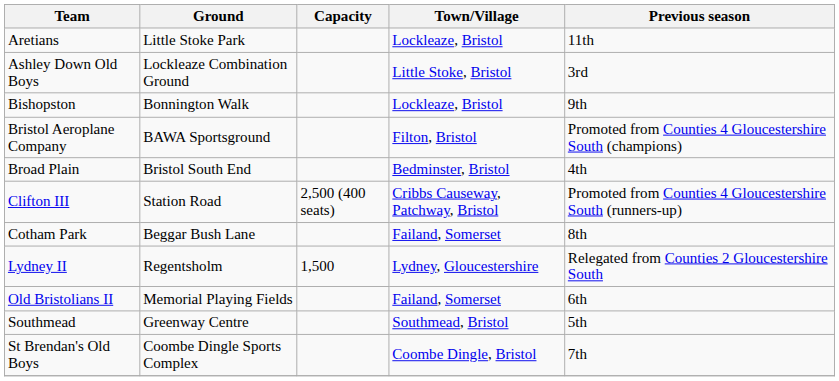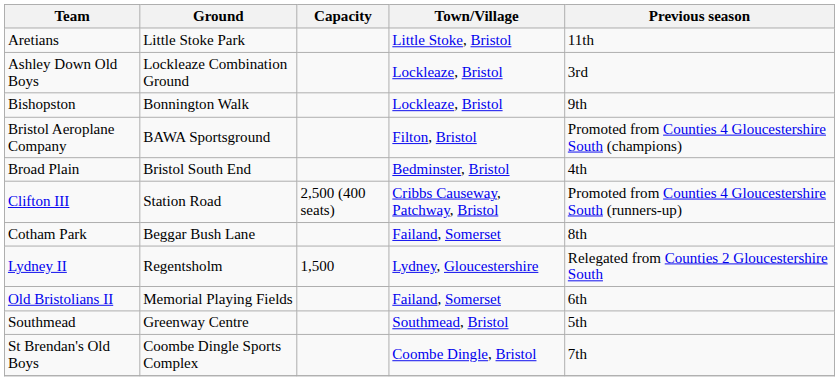(447, 40) Lockleaze, Bristol -> (452, 40) Little Stoke, Bristol
(452, 72) Little Stoke, Bristol -> (447, 72) Lockleaze, Bristol
